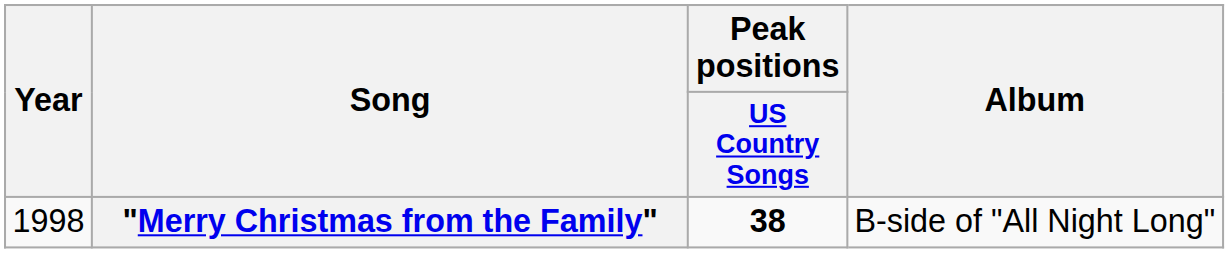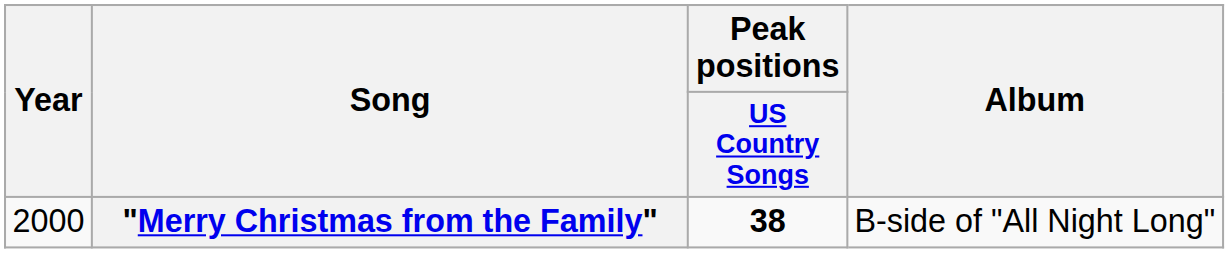(48, 221) 1998 -> (48, 221) 2000
